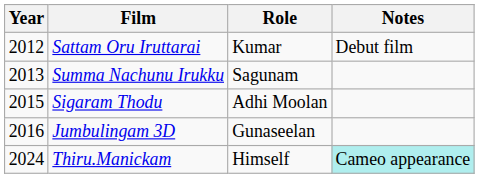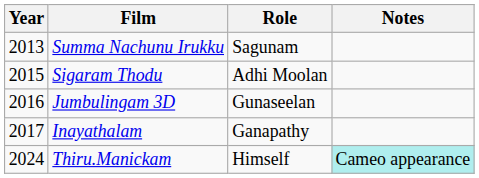- row: (126, 46)
+ row: (97, 131)
